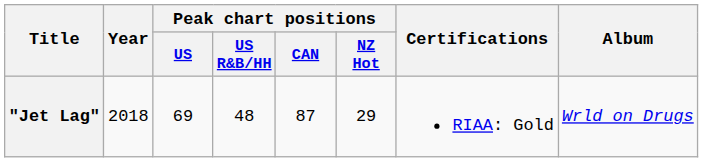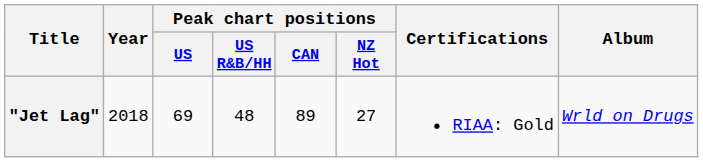(306, 116) 87 -> (306, 116) 89
(366, 116) 29 -> (366, 116) 27
